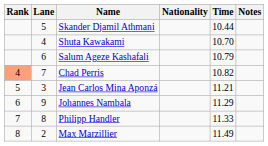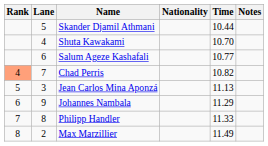(223, 57) 10.79 -> (223, 57) 10.77
(223, 88) 11.21 -> (223, 88) 11.13
